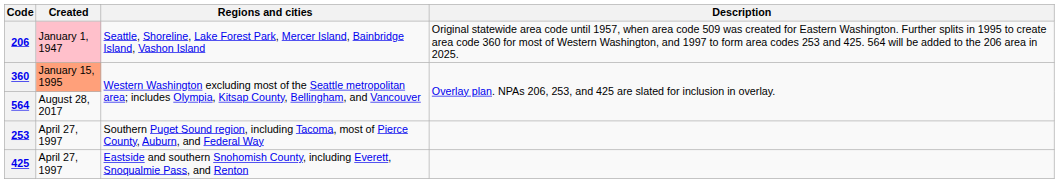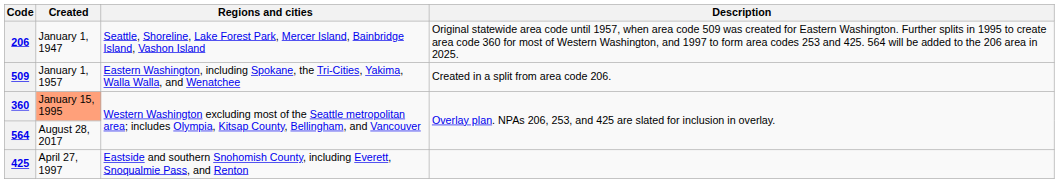(64, 42) pink background -> (64, 42) no background
+ row: (20, 77)
- row: (20, 135)
